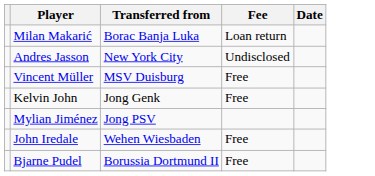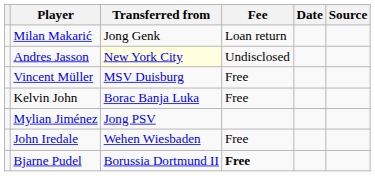+ column: (348, 14)
(151, 35) Borac Banja Luka -> (132, 35) Jong Genk
(143, 56) no background -> (143, 56) lightyellow background
(132, 98) Jong Genk -> (151, 98) Borac Banja Luka
(237, 160) normal -> (238, 160) bold
